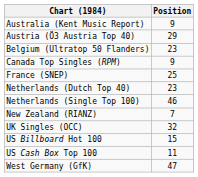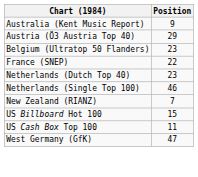- row: (63, 62)
(172, 75) 25 -> (172, 62) 22
- row: (44, 127)
